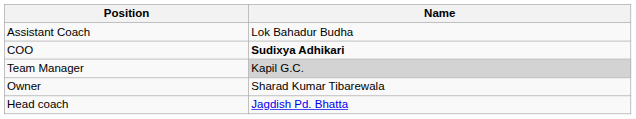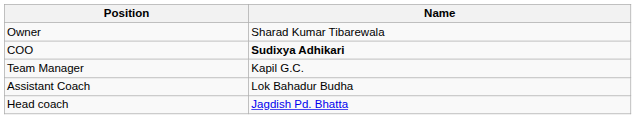rows swapped: (24, 86) <-> (49, 31)
(278, 68) lightgrey background -> (278, 68) no background
